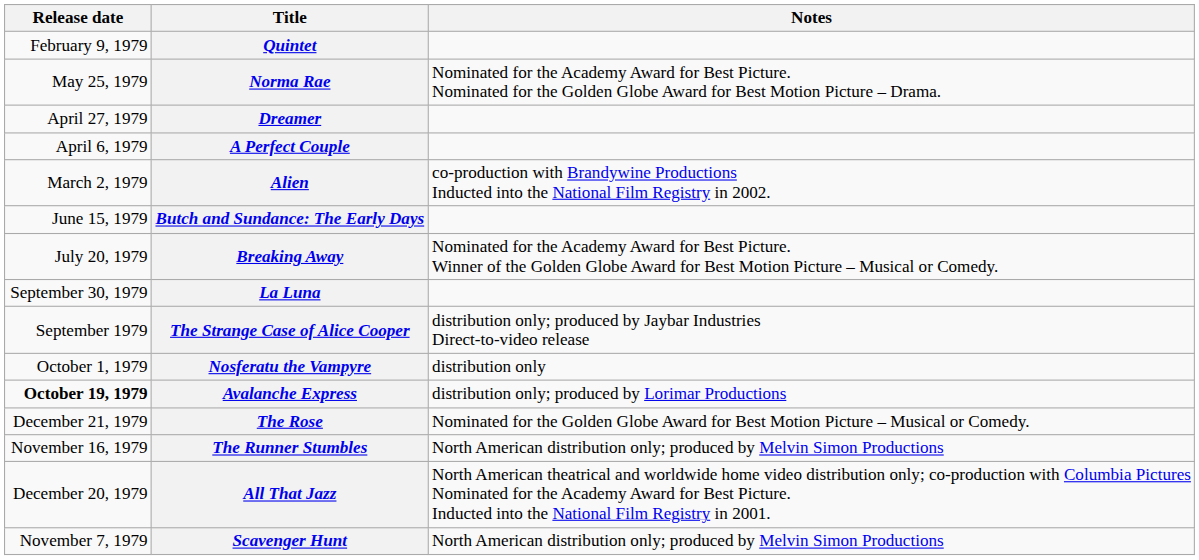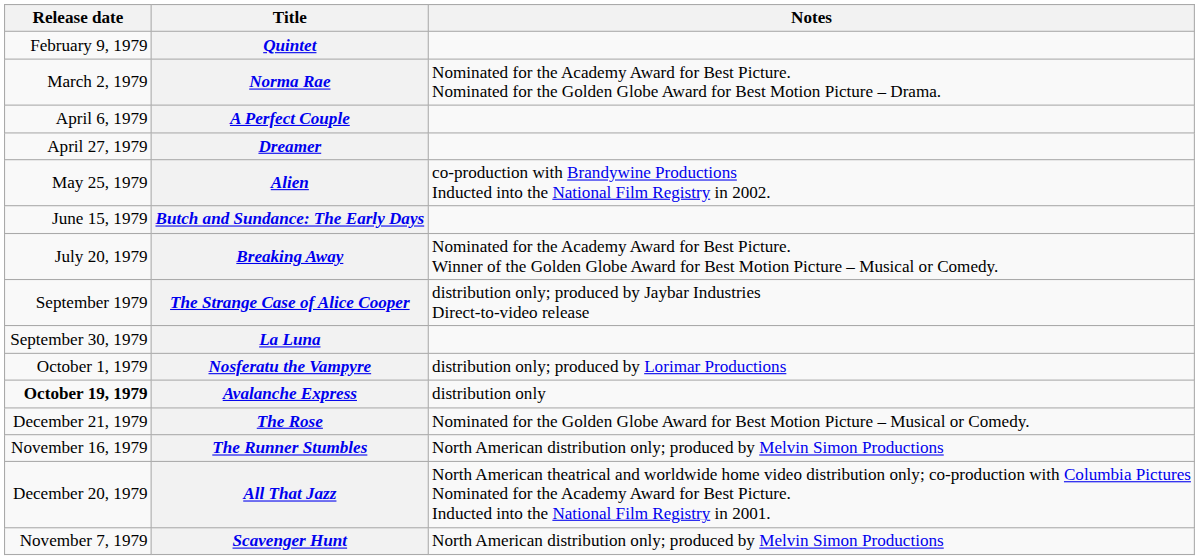(100, 82) May 25, 1979 -> (97, 82) March 2, 1979
rows swapped: (290, 145) <-> (290, 118)
(97, 182) March 2, 1979 -> (100, 182) May 25, 1979
rows swapped: (290, 329) <-> (290, 293)
(489, 366) distribution only -> (609, 366) distribution only; produced by Lorimar Productions
(609, 393) distribution only; produced by Lorimar Productions -> (489, 393) distribution only
